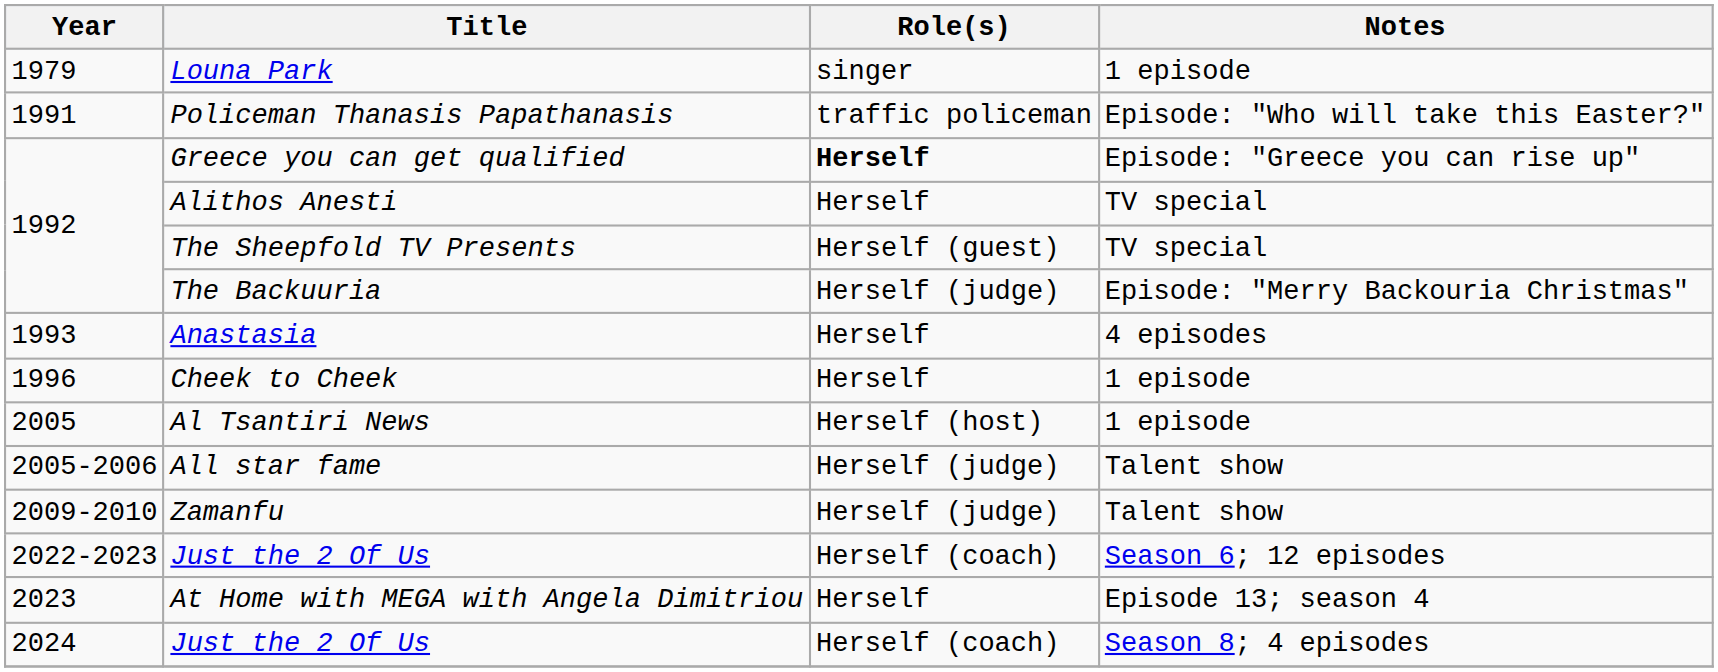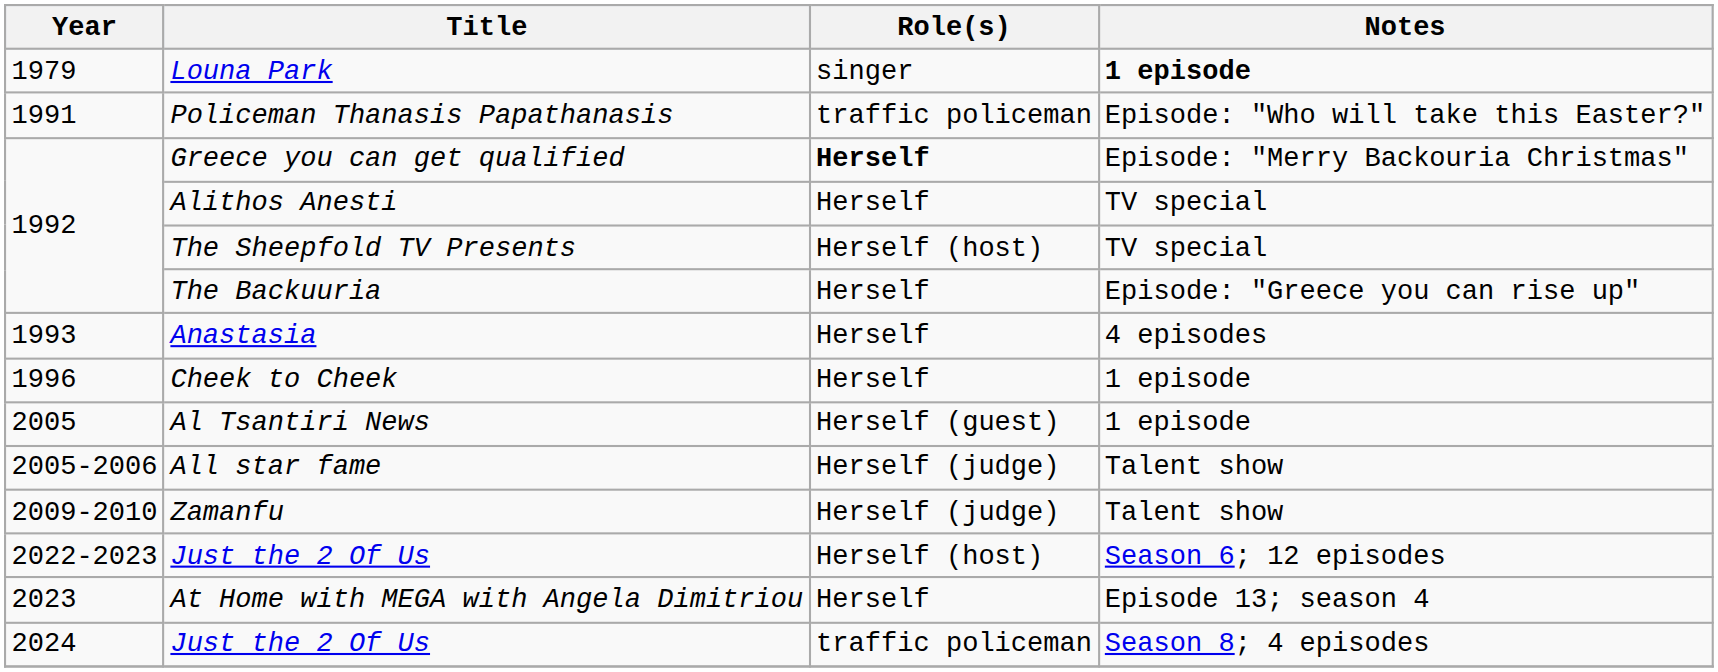(1178, 71) normal -> (1178, 71) bold
(1373, 159) Episode: "Greece you can rise up" -> (1397, 159) Episode: "Merry Backouria Christmas"
(938, 247) Herself (guest) -> (930, 247) Herself (host)
(938, 291) Herself (judge) -> (873, 291) Herself
(1397, 291) Episode: "Merry Backouria Christmas" -> (1373, 291) Episode: "Greece you can rise up"
(930, 424) Herself (host) -> (938, 424) Herself (guest)
(938, 556) Herself (coach) -> (930, 556) Herself (host)
(938, 644) Herself (coach) -> (954, 644) traffic policeman
